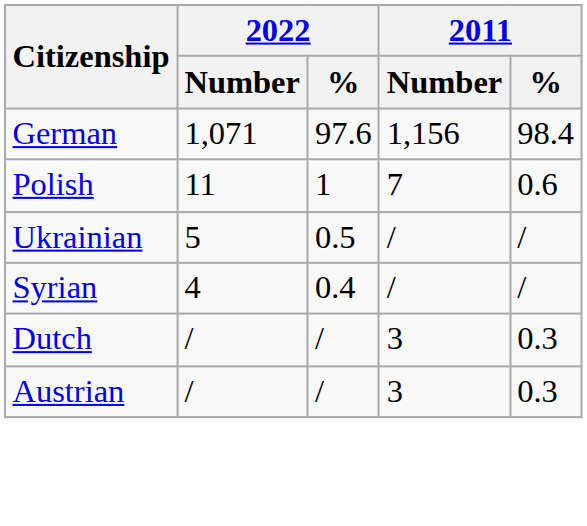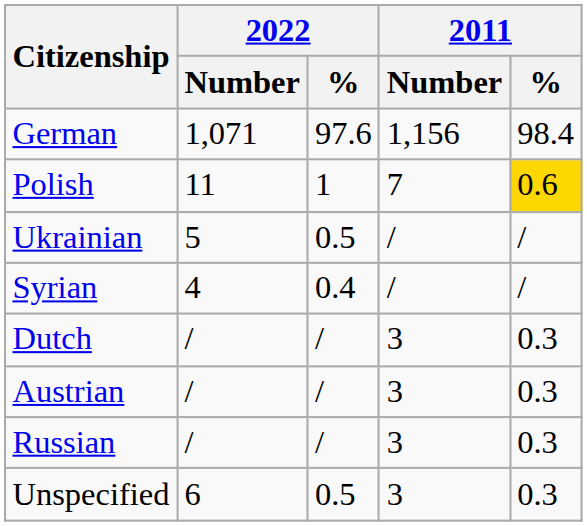(538, 184) no background -> (538, 184) gold background
+ row: (64, 442)
+ row: (91, 493)
